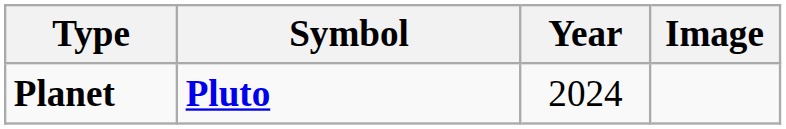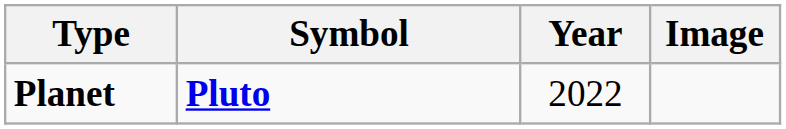(585, 92) 2024 -> (585, 92) 2022
